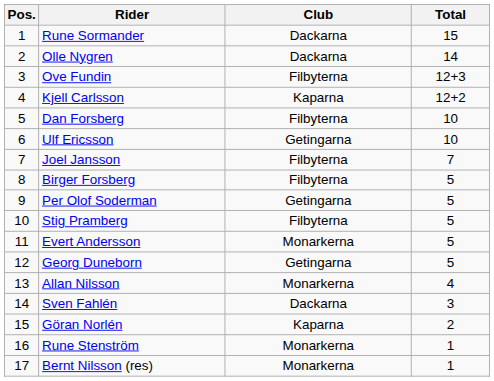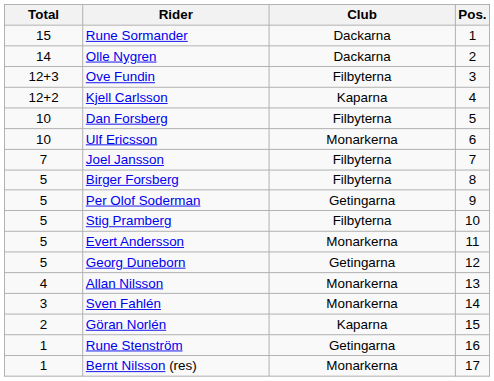columns swapped: (22, 15) <-> (451, 15)
(318, 139) Getingarna -> (362, 139) Monarkerna
(318, 304) Dackarna -> (362, 304) Monarkerna
(318, 345) Monarkerna -> (362, 345) Getingarna
